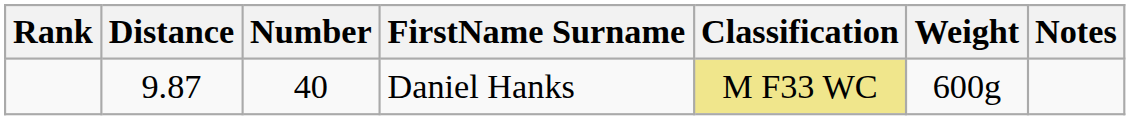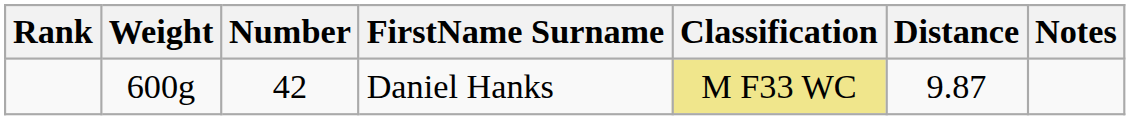columns swapped: (967, 31) <-> (171, 31)
(311, 85) 40 -> (290, 85) 42
